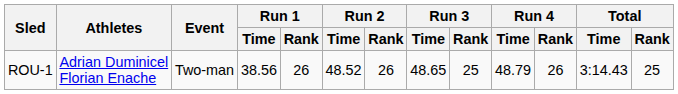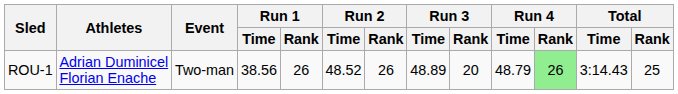(428, 70) 48.65 -> (428, 70) 48.89
(471, 70) 25 -> (471, 70) 20
(555, 70) no background -> (555, 70) lightgreen background
